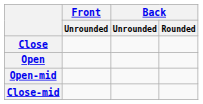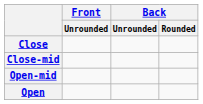rows swapped: (33, 92) <-> (33, 60)
